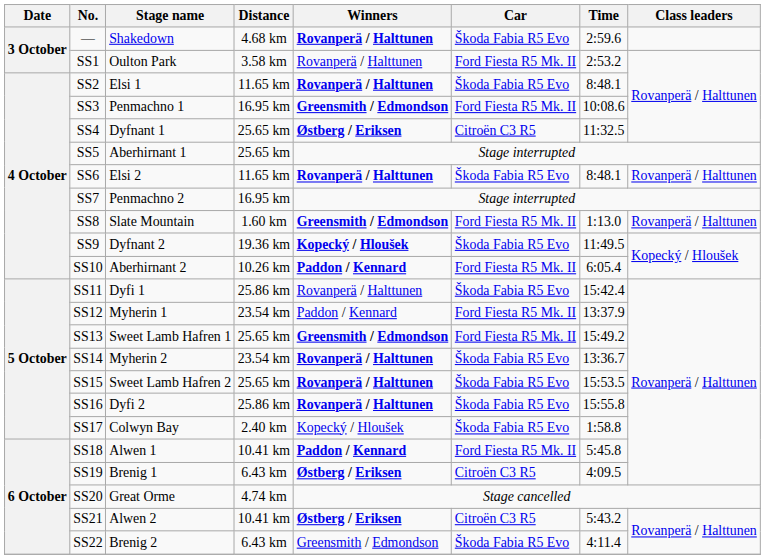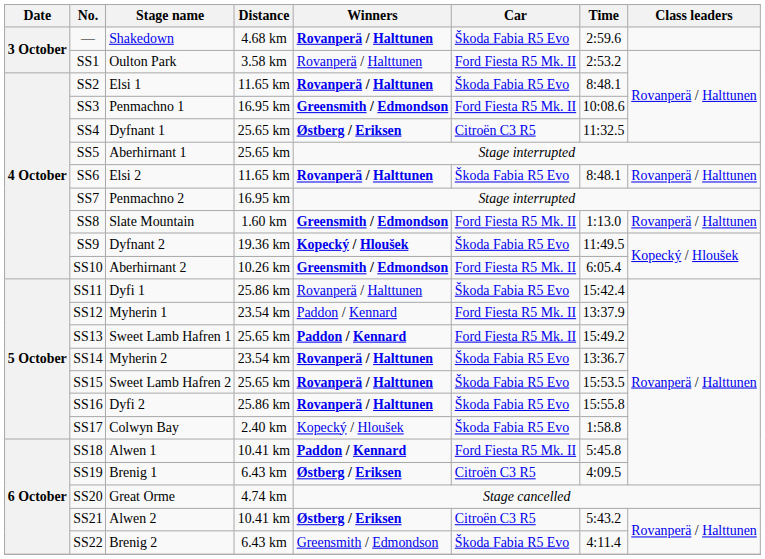(351, 267) Paddon / Kennard -> (372, 267) Greensmith / Edmondson
(372, 335) Greensmith / Edmondson -> (351, 335) Paddon / Kennard
